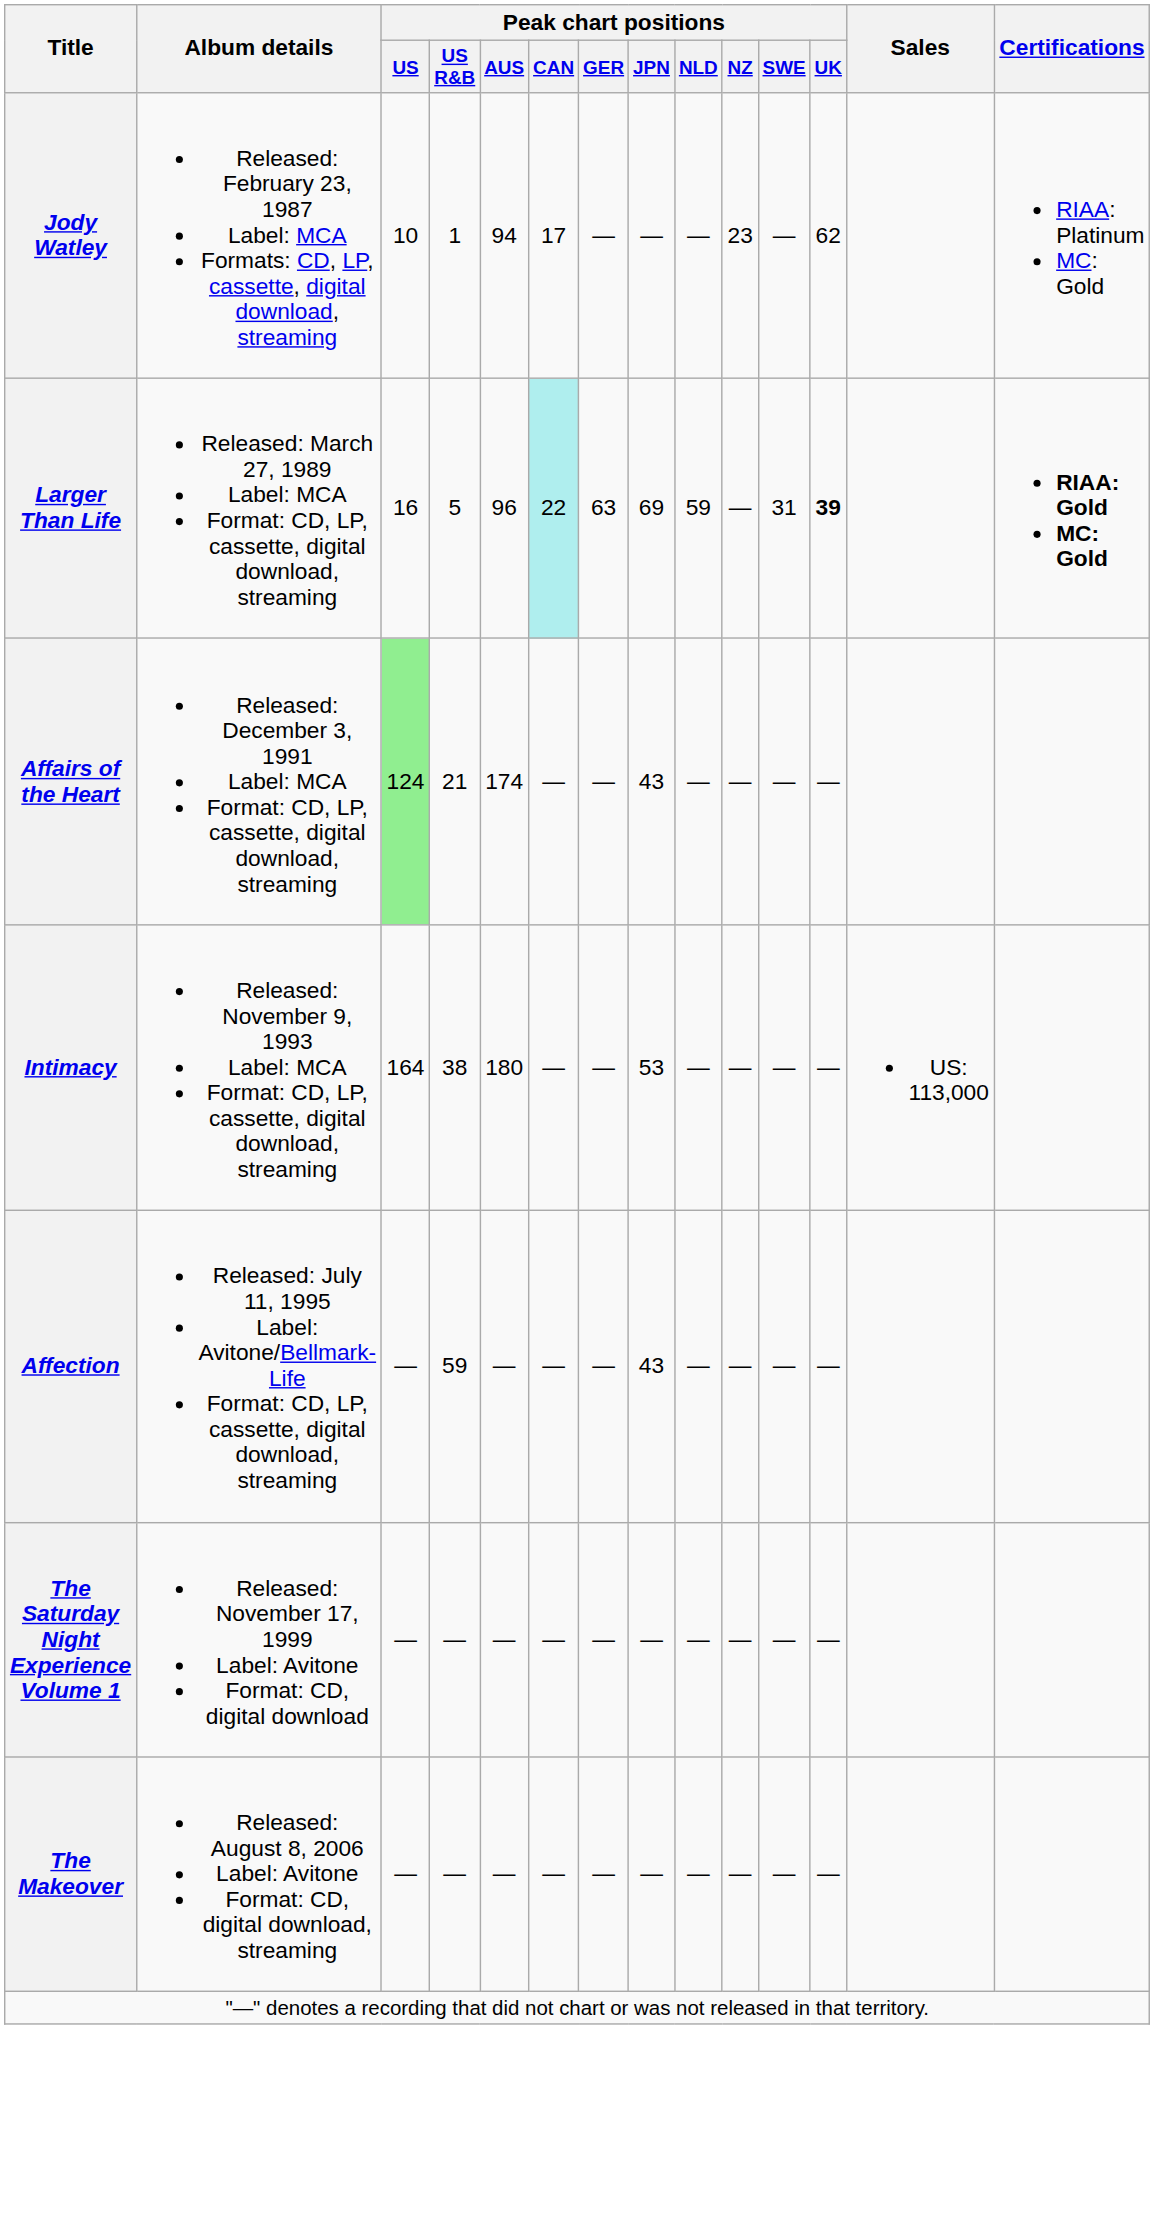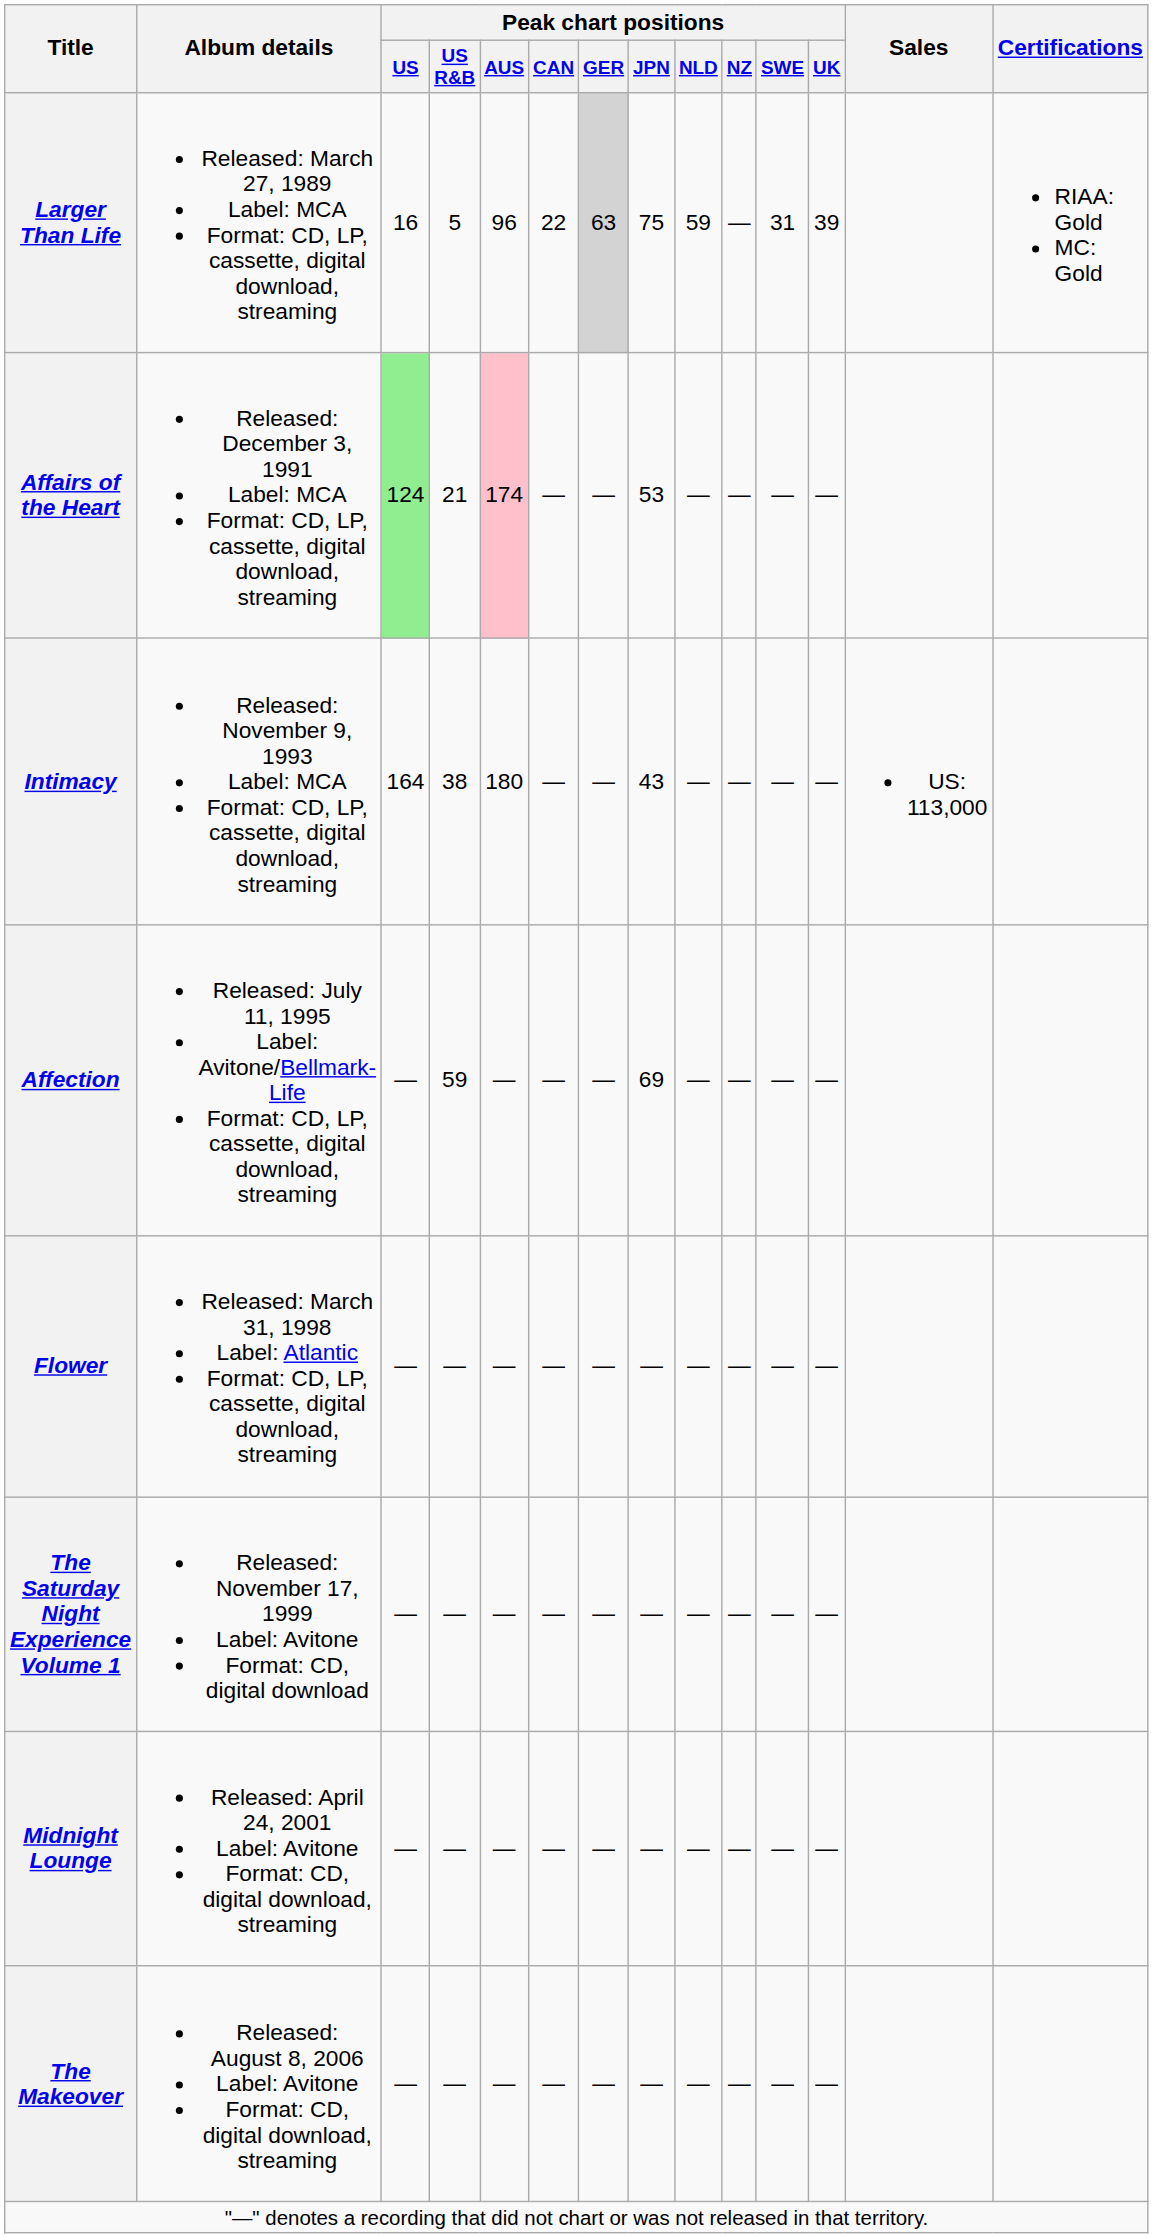- row: (71, 235)
(554, 508) paleturquoise background -> (554, 222) no background
(604, 508) no background -> (604, 222) lightgrey background
(651, 508) 69 -> (651, 222) 75
(828, 508) bold -> (827, 222) normal
(1072, 521) bold -> (1070, 235) normal
(504, 781) no background -> (504, 495) pink background
(651, 781) 43 -> (651, 495) 53
(651, 1067) 53 -> (651, 781) 43
(651, 1366) 43 -> (651, 1080) 69
+ row: (71, 1366)
+ row: (71, 1848)
